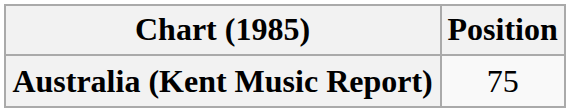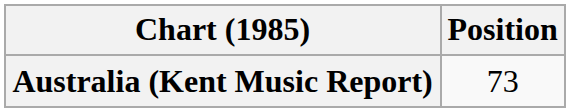(503, 80) 75 -> (503, 80) 73
